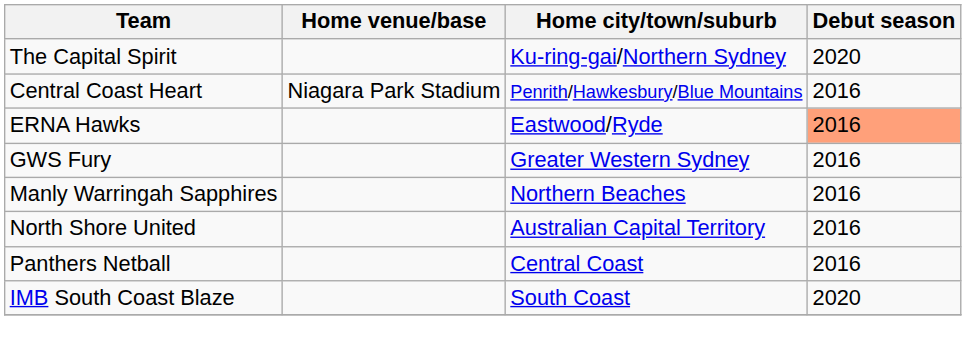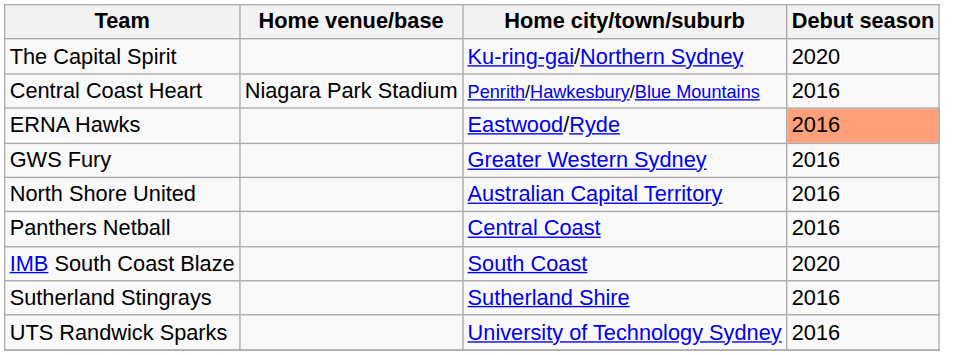- row: (144, 194)
+ row: (111, 297)
+ row: (119, 332)
